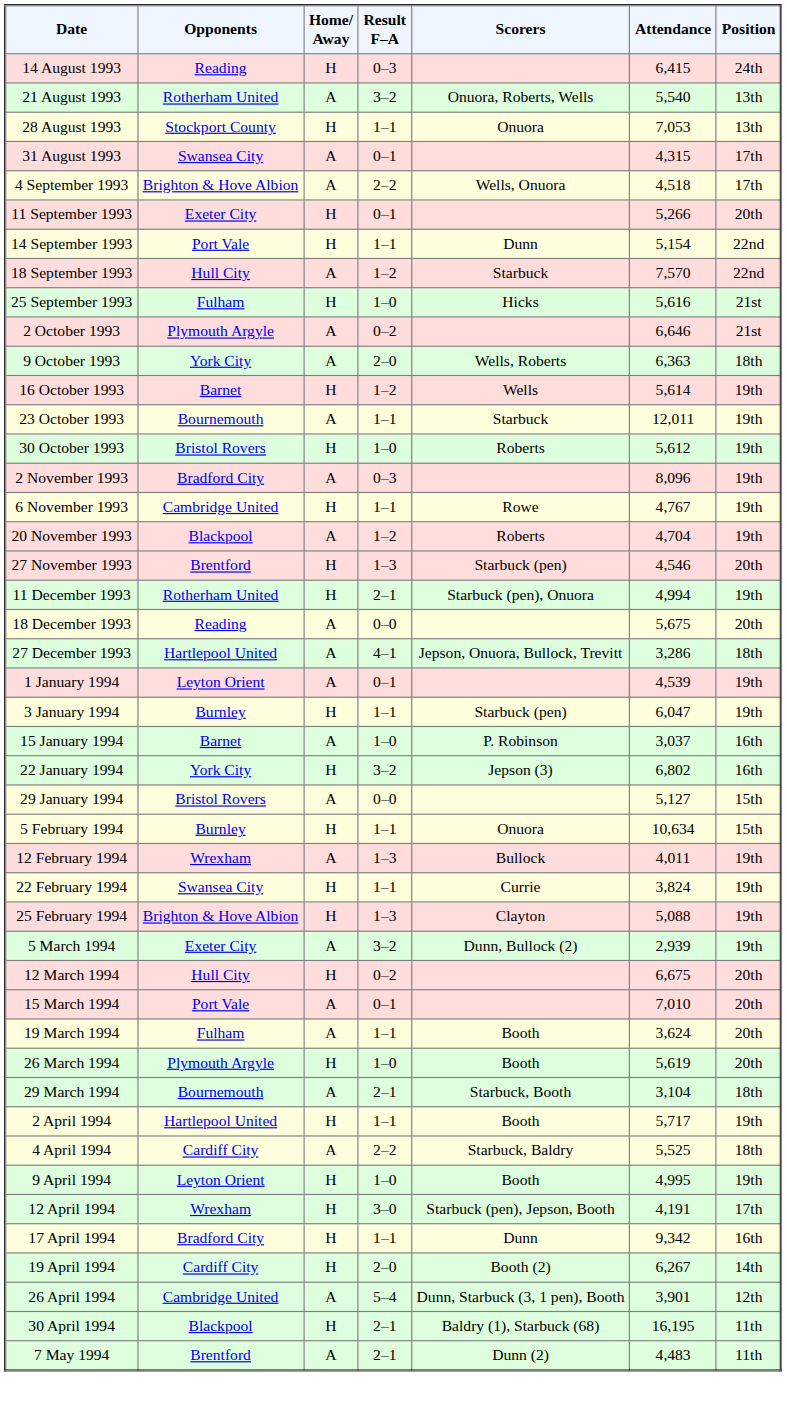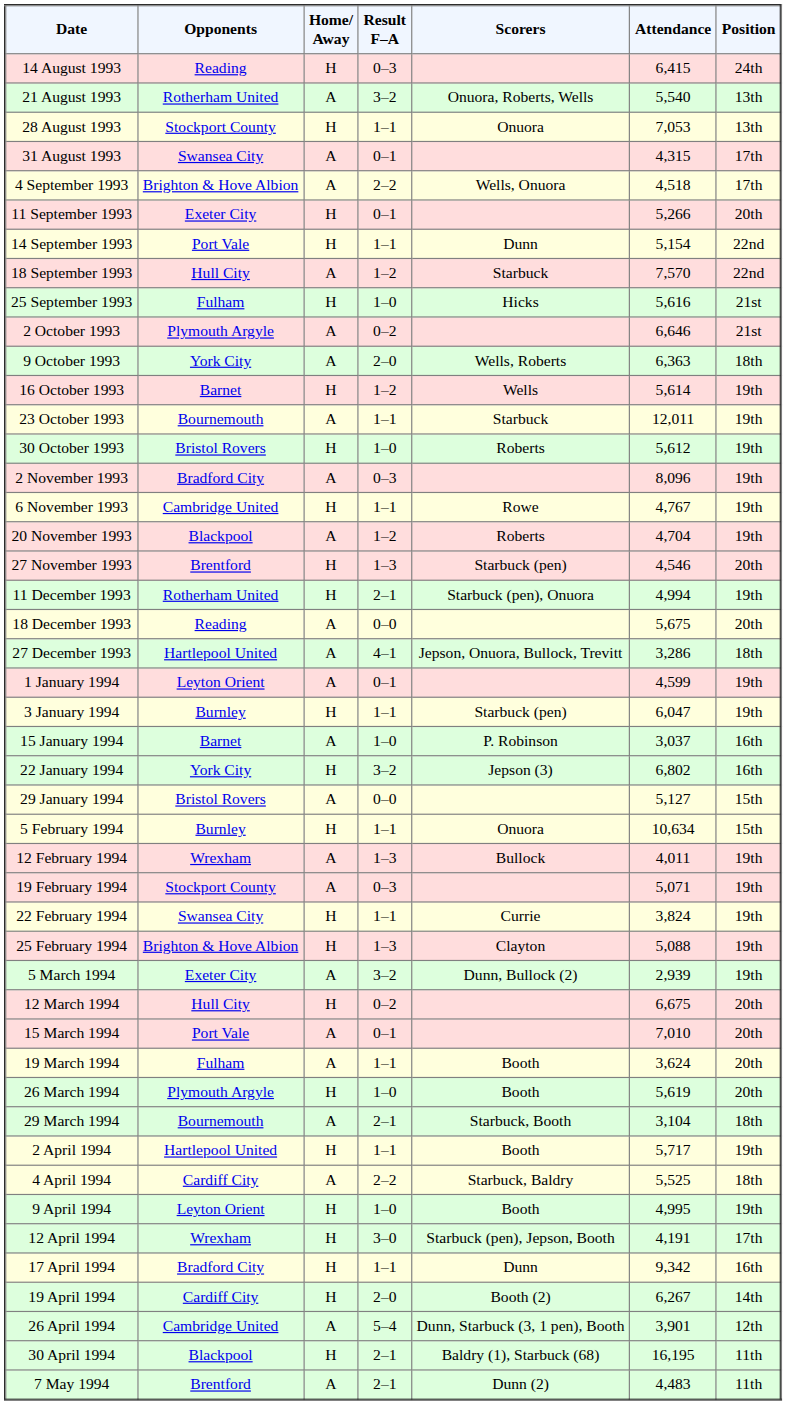(673, 682) 4,539 -> (673, 682) 4,599
+ row: (72, 887)
